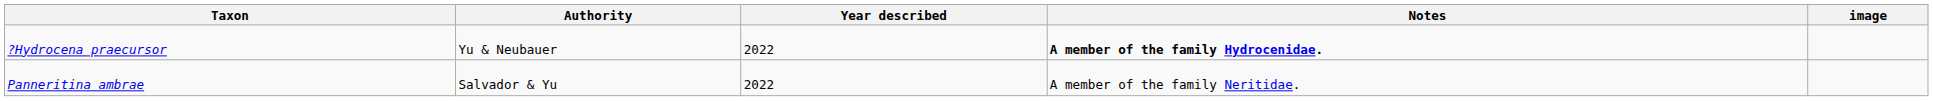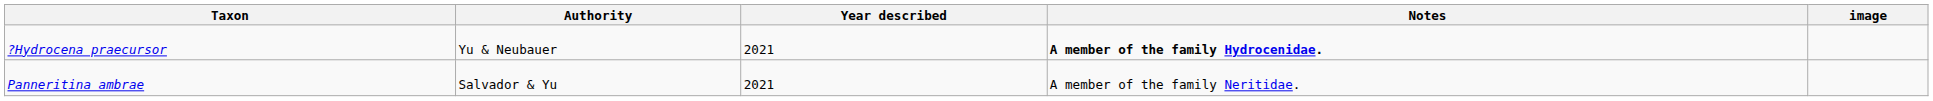(759, 50) 2022 -> (759, 50) 2021
(759, 85) 2022 -> (759, 85) 2021
